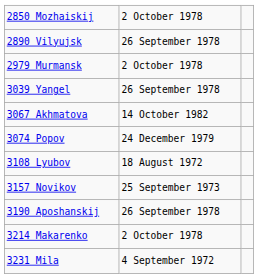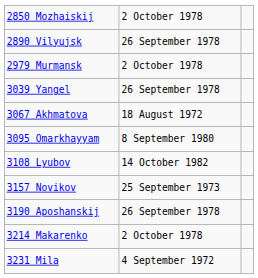(165, 114) 14 October 1982 -> (162, 114) 18 August 1972
- row: (36, 139)
+ row: (53, 139)
(162, 163) 18 August 1972 -> (165, 163) 14 October 1982
